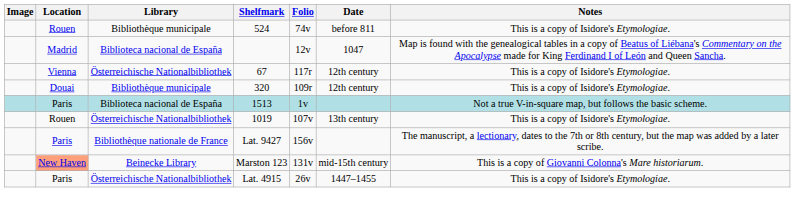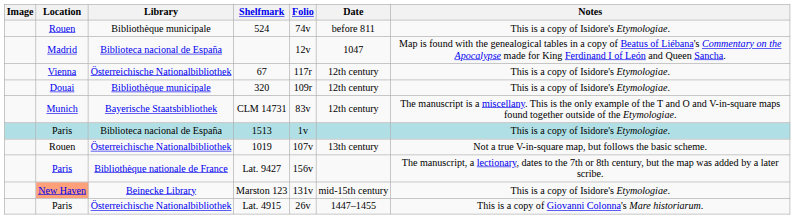+ row: (262, 109)
(590, 103) Not a true V-in-square map, but follows the basic scheme. -> (590, 131) This is a copy of Isidore's Etymologiae.
(590, 119) This is a copy of Isidore's Etymologiae. -> (590, 147) Not a true V-in-square map, but follows the basic scheme.
(590, 163) This is a copy of Giovanni Colonna's Mare historiarum. -> (590, 190) This is a copy of Isidore's Etymologiae.
(590, 179) This is a copy of Isidore's Etymologiae. -> (590, 206) This is a copy of Giovanni Colonna's Mare historiarum.
